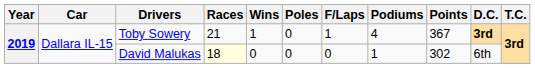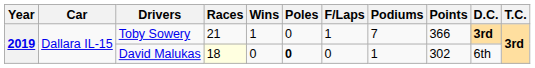(374, 34) 4 -> (374, 34) 7
(440, 34) 367 -> (440, 34) 366
(289, 53) normal -> (289, 53) bold
